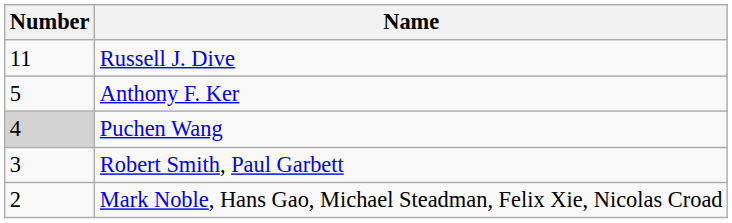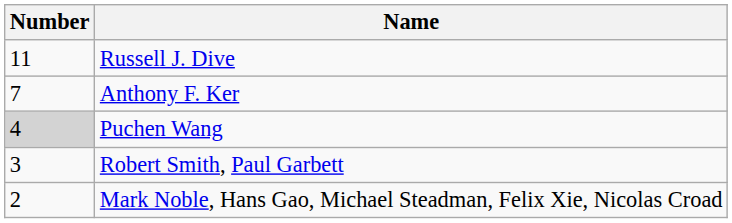(15, 93) 5 -> (15, 93) 7
